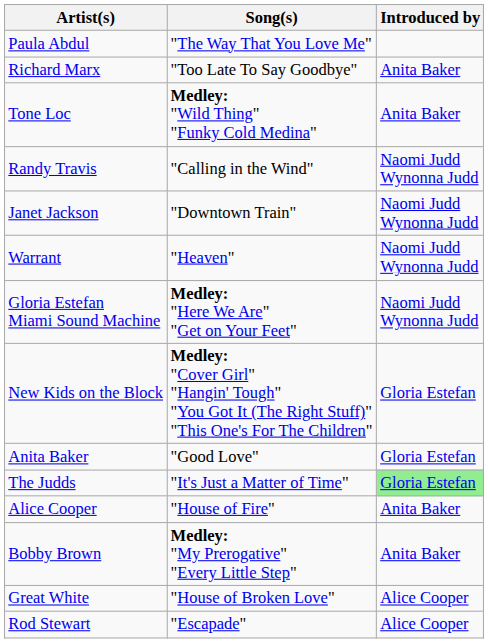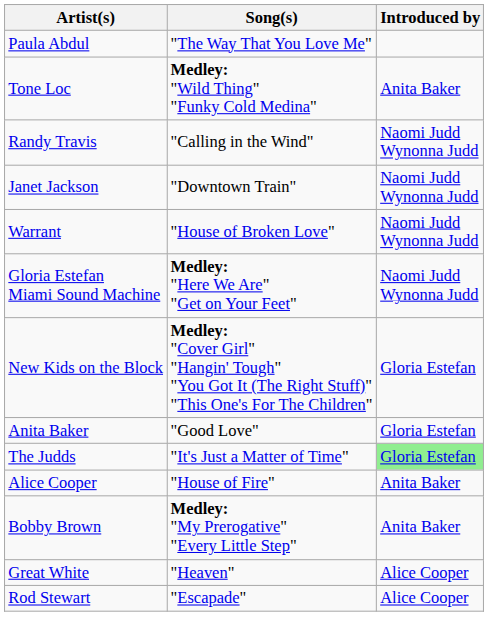- row: (54, 69)
(203, 257) "Heaven" -> (253, 231) "House of Broken Love"
(253, 598) "House of Broken Love" -> (203, 572) "Heaven"
